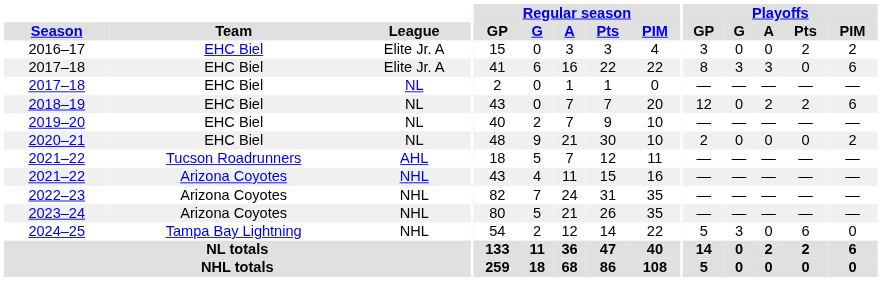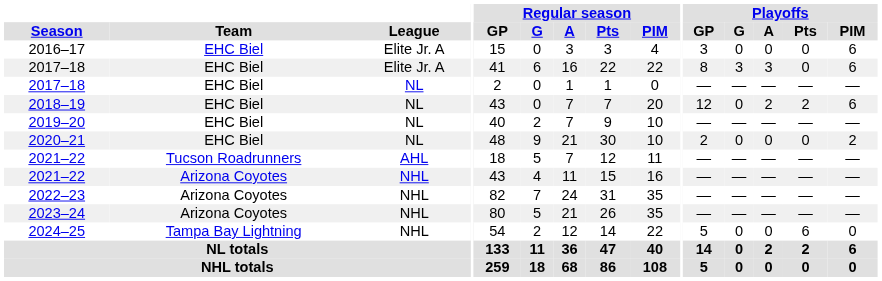(805, 49) 2 -> (805, 49) 0
(853, 49) 2 -> (853, 49) 6
(739, 231) 3 -> (739, 231) 0
